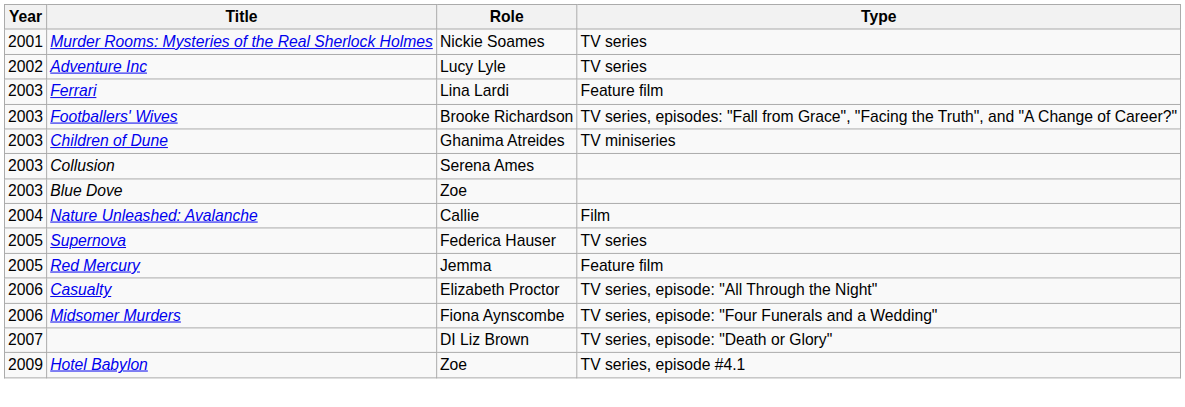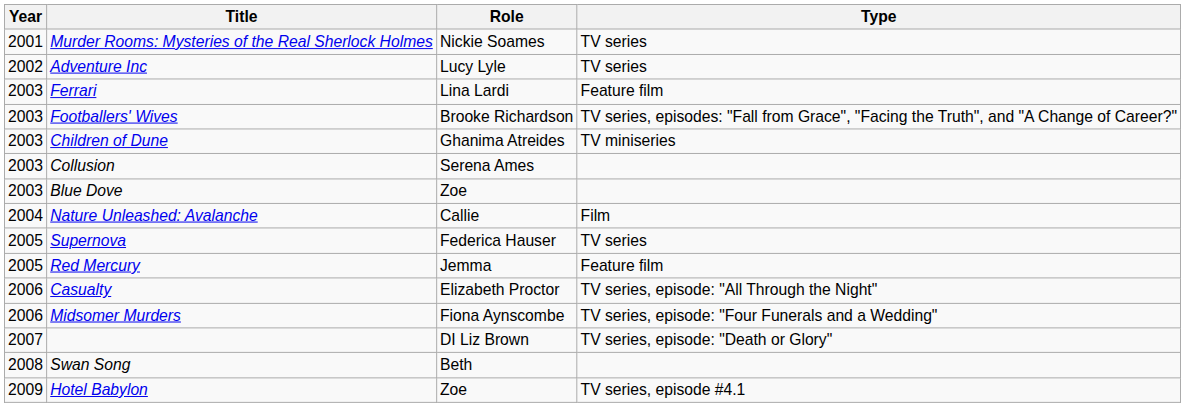+ row: (90, 365)
